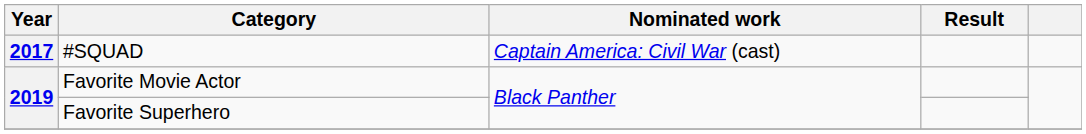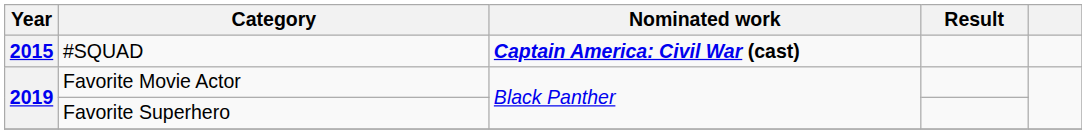(32, 50) 2017 -> (32, 50) 2015
(637, 50) normal -> (647, 50) bold
